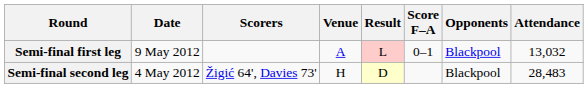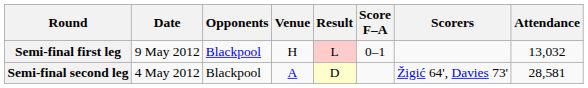columns swapped: (477, 22) <-> (261, 22)
(341, 51) A -> (292, 51) H
(341, 72) H -> (292, 72) A
(547, 72) 28,483 -> (547, 72) 28,581
